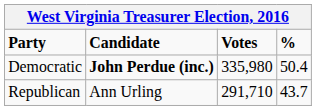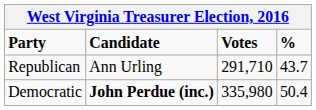rows swapped: (45, 67) <-> (44, 92)
